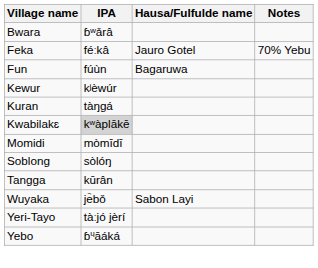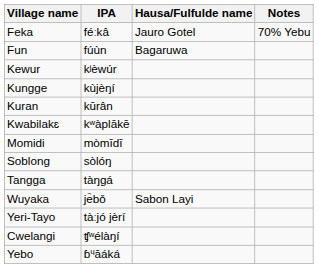- row: (24, 32)
+ row: (27, 87)
(98, 106) tàŋgá -> (98, 106) kūrân
(107, 124) lightgrey background -> (107, 124) no background
(98, 180) kūrân -> (98, 180) tàŋgá
+ row: (31, 236)
